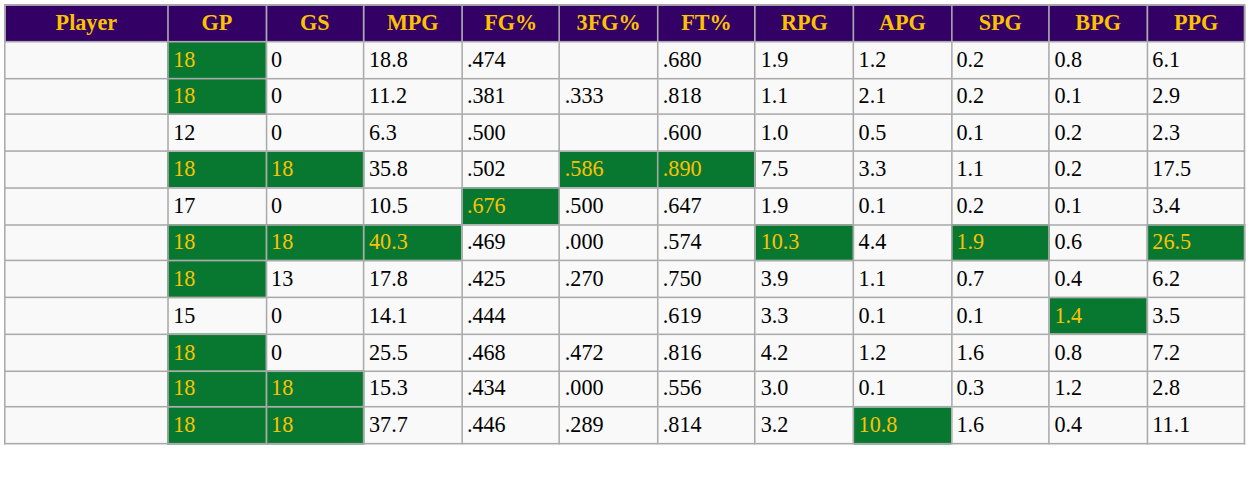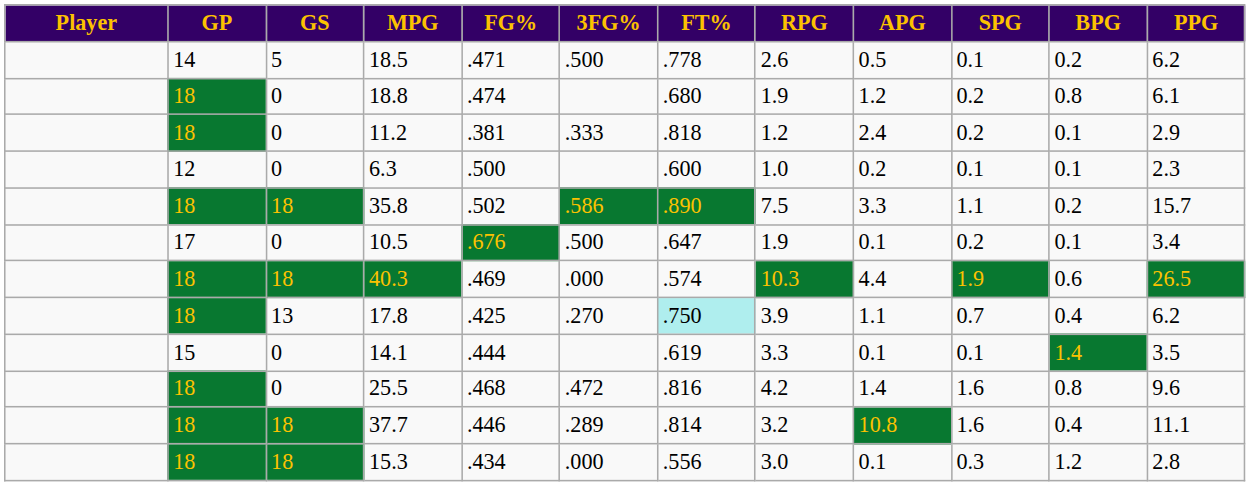+ row: (388, 59)
(775, 96) 1.1 -> (775, 132) 1.2
(872, 96) 2.1 -> (872, 132) 2.4
(872, 132) 0.5 -> (872, 169) 0.2
(1068, 132) 0.2 -> (1068, 169) 0.1
(1172, 169) 17.5 -> (1172, 206) 15.7
(682, 279) no background -> (682, 315) paleturquoise background
(872, 352) 1.2 -> (872, 388) 1.4
(1166, 352) 7.2 -> (1166, 388) 9.6
rows swapped: (388, 388) <-> (388, 425)
